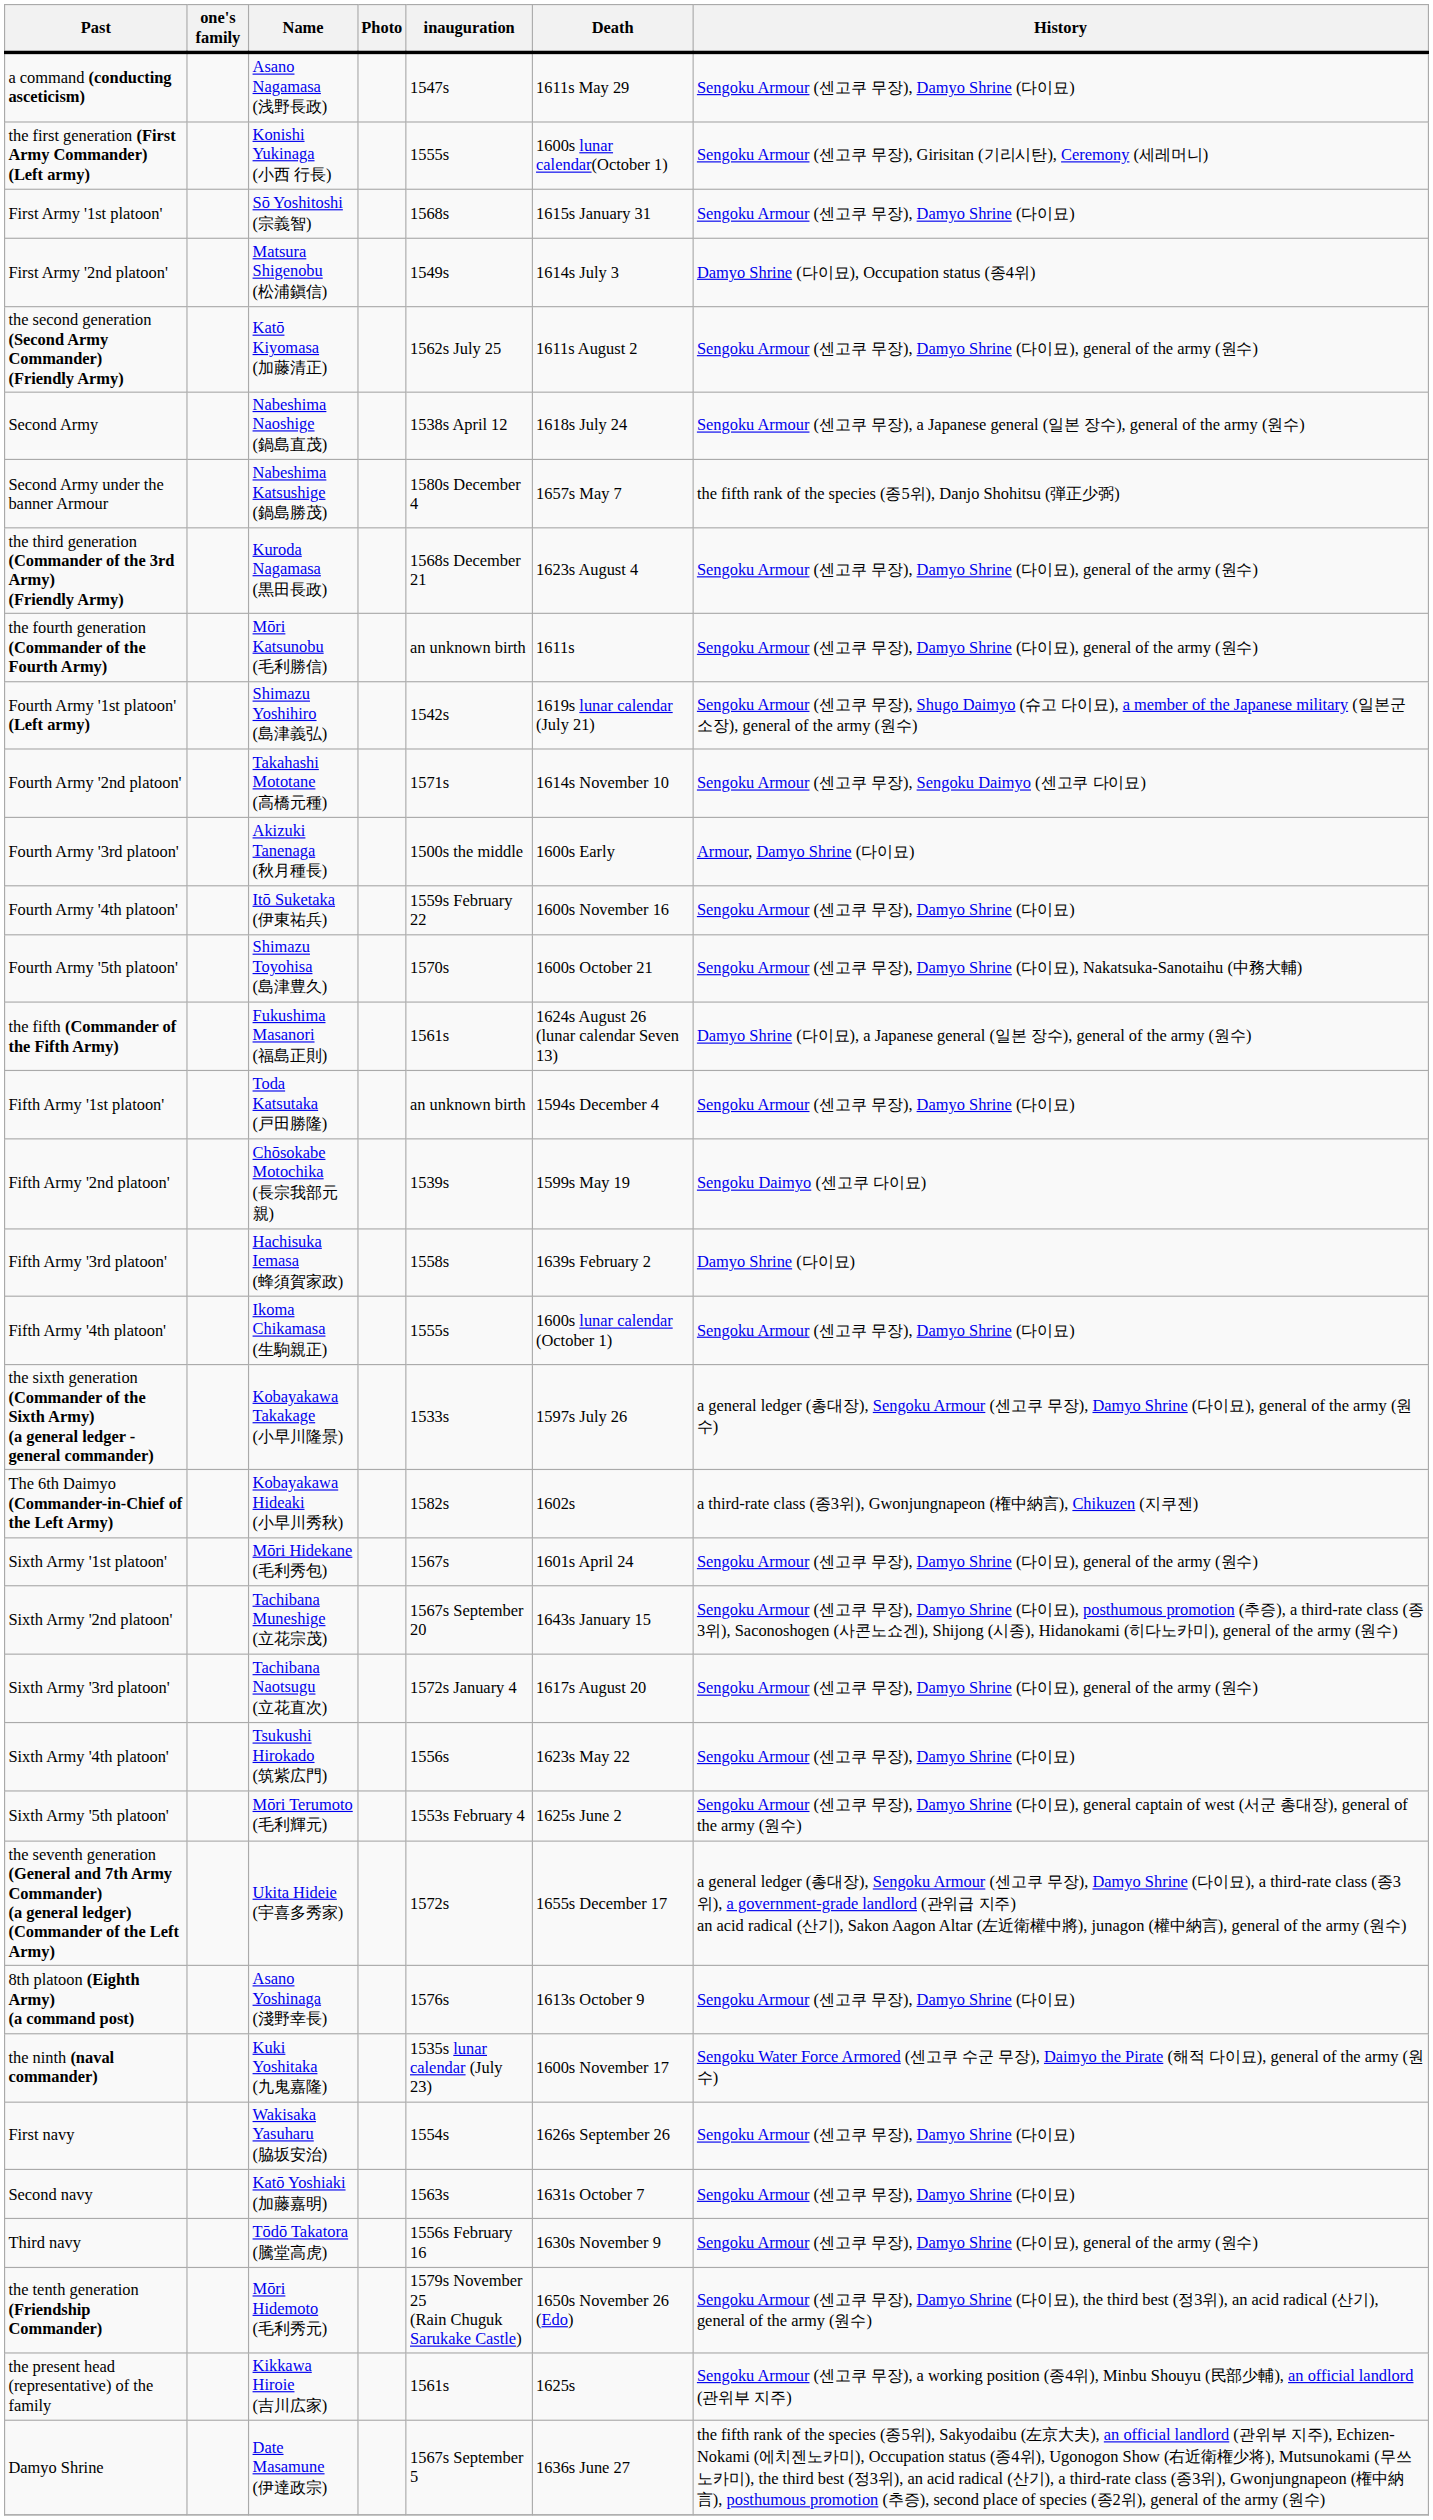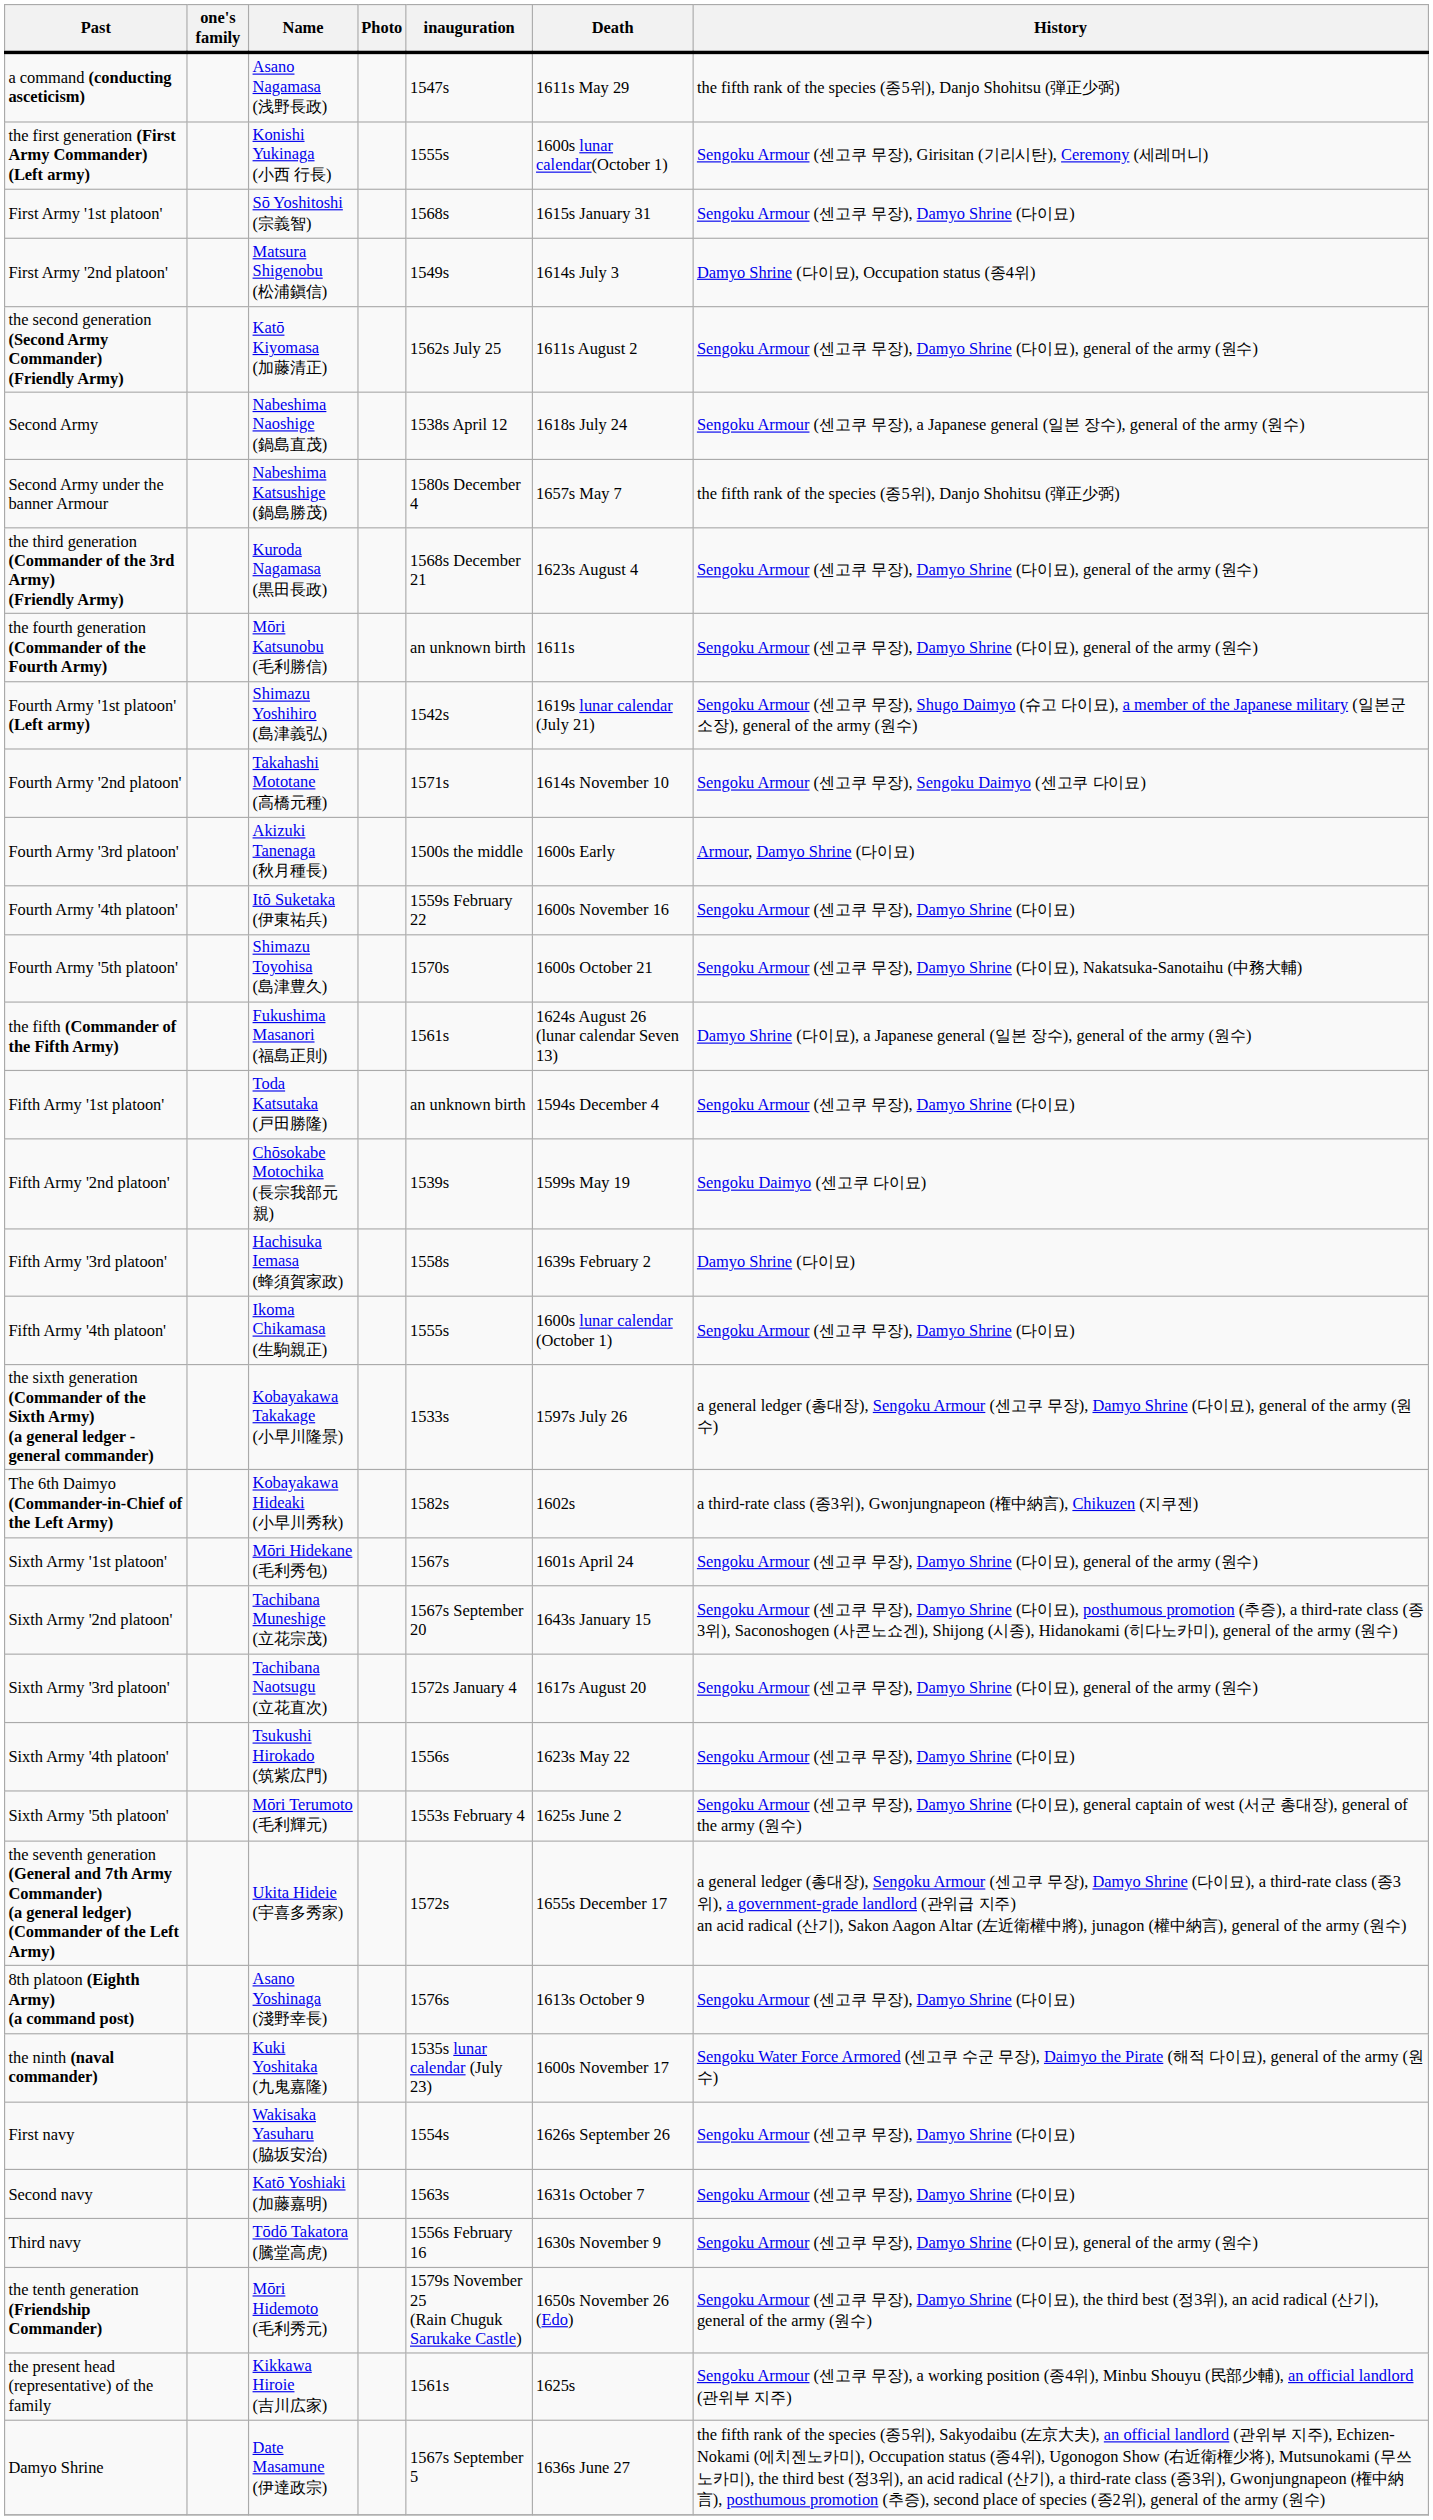(886, 87) Sengoku Armour (센고쿠 무장), Damyo Shrine (다이묘) -> (908, 87) the fifth rank of the species (종5위), Danjo Shohitsu (弾正少弼)
